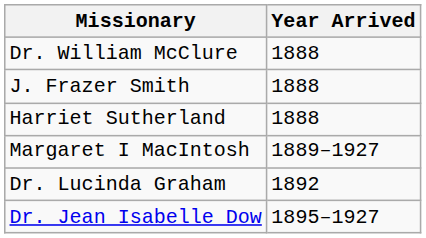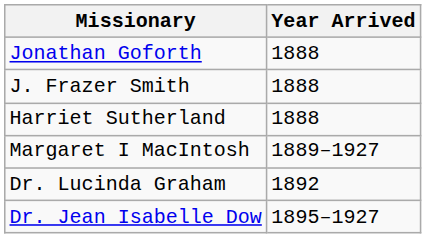- row: (124, 54)
+ row: (106, 54)
